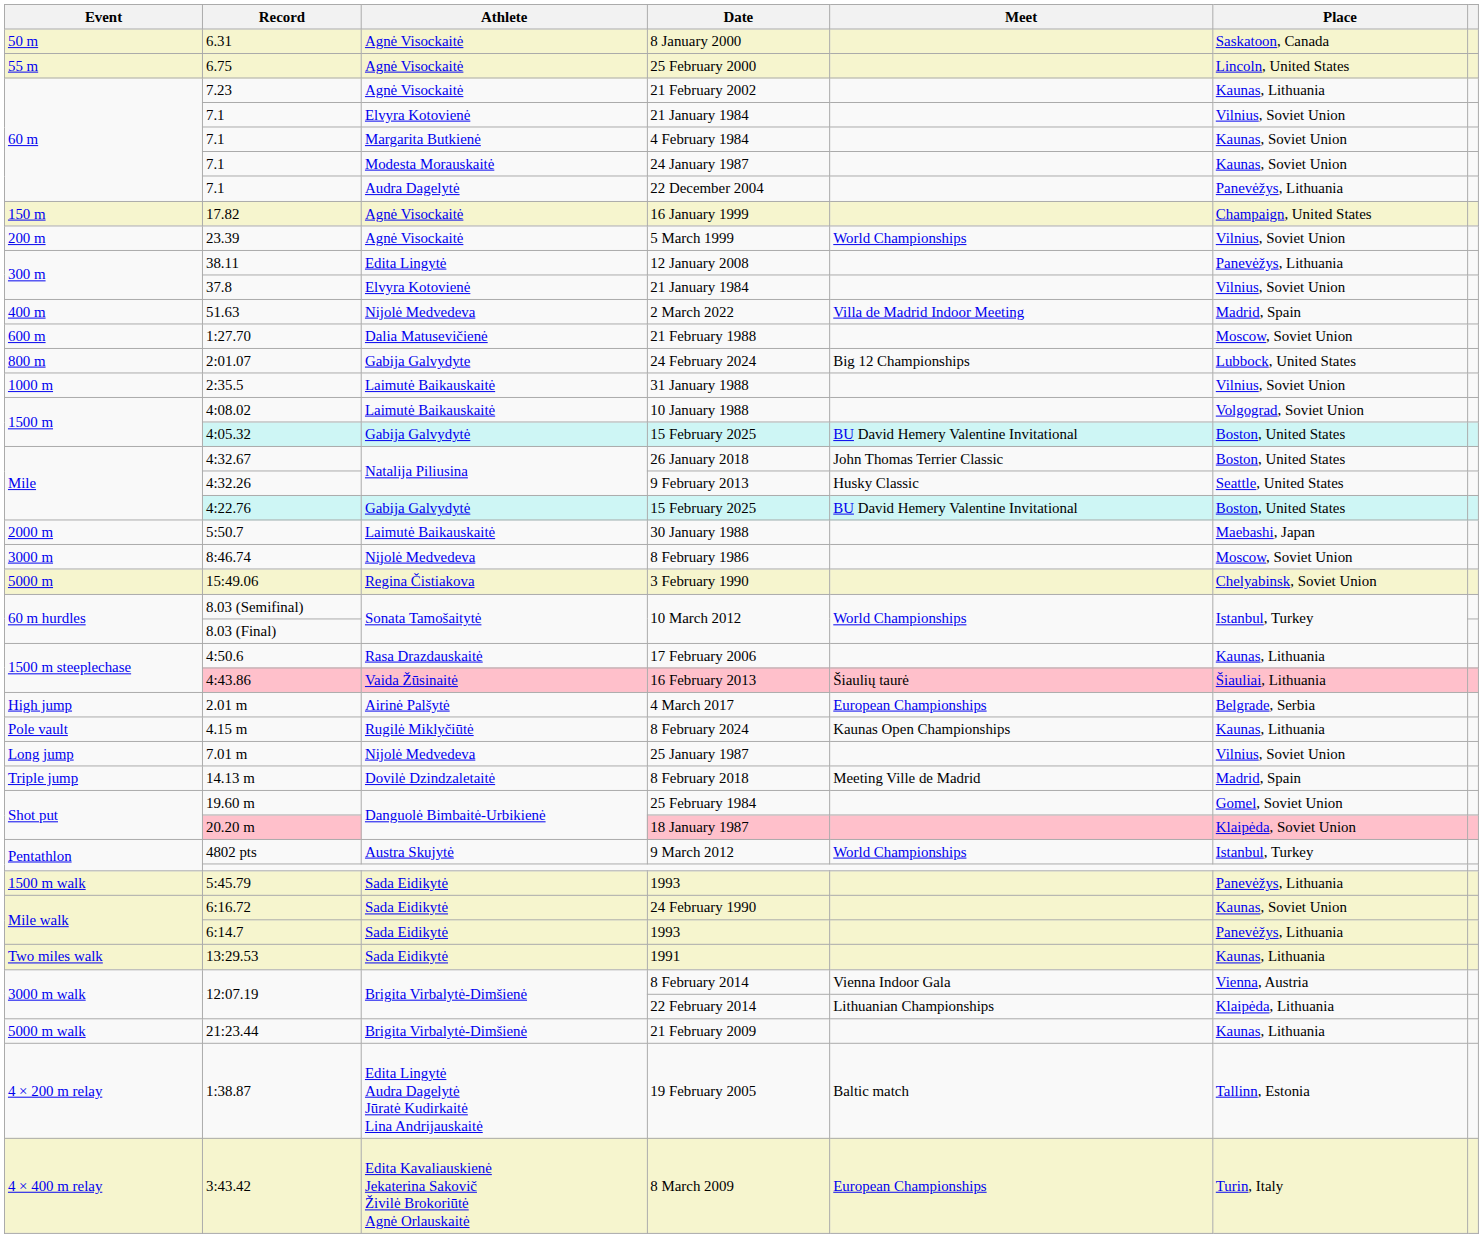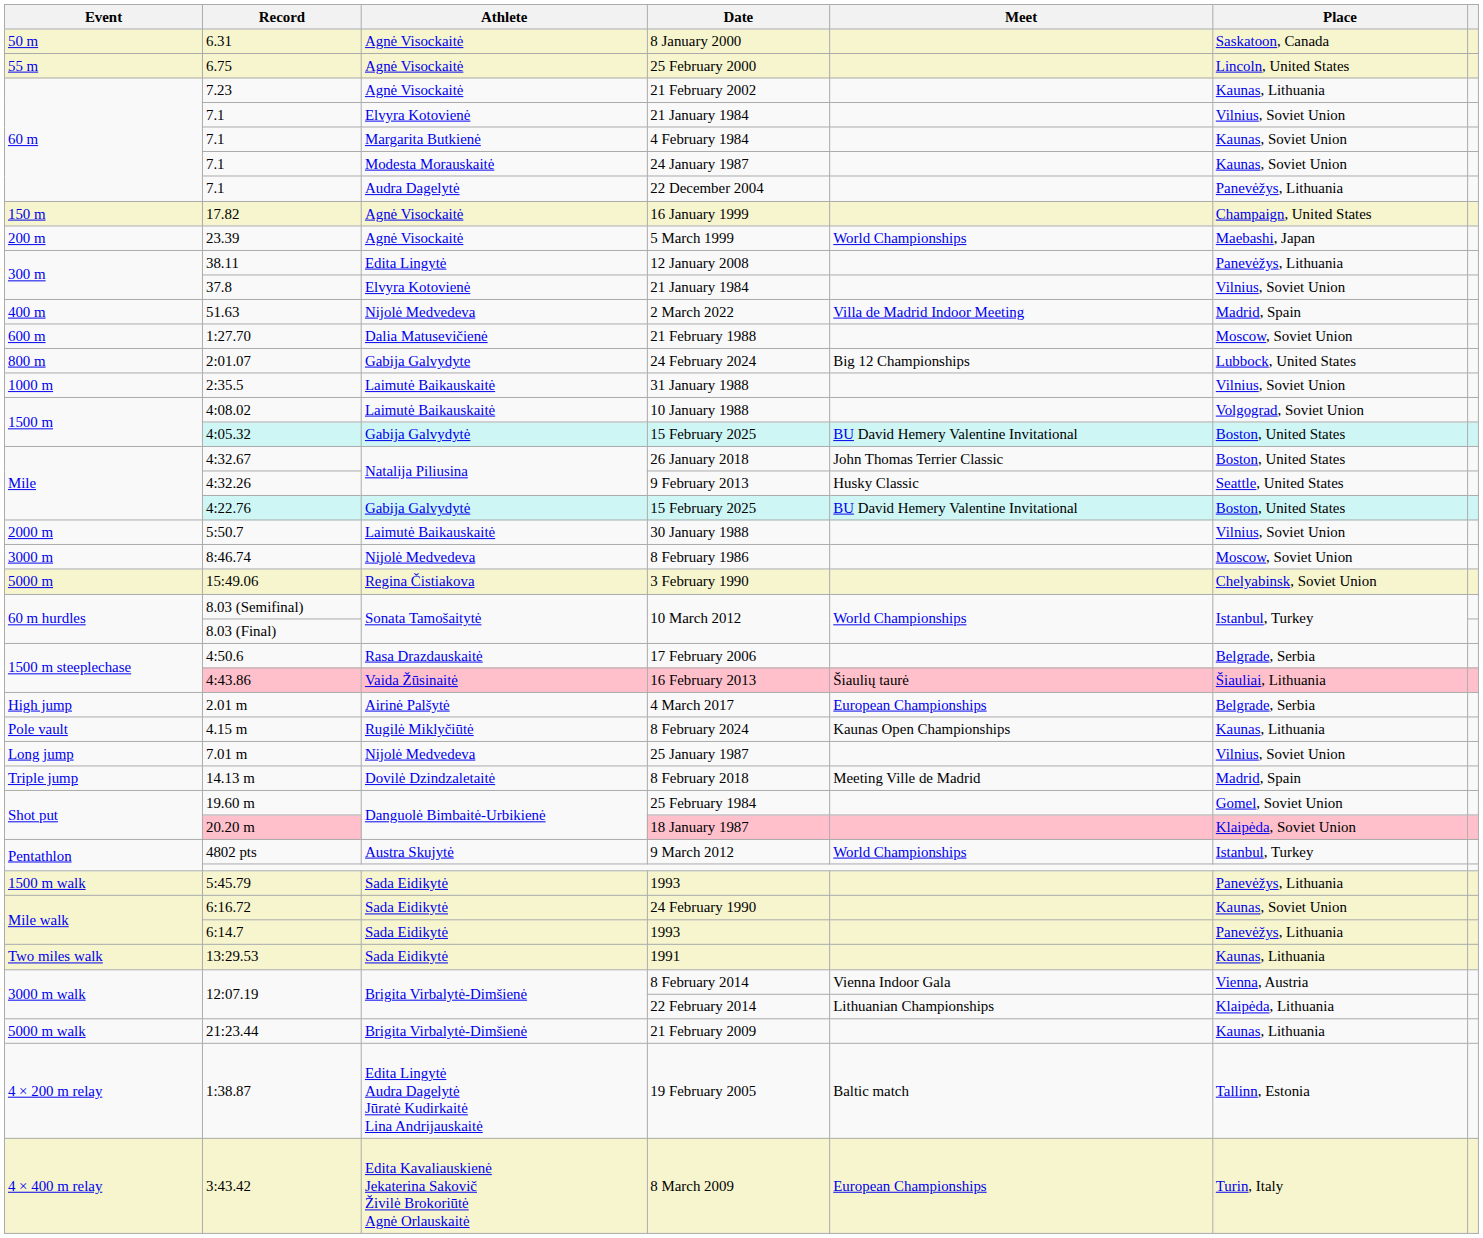(1280, 238) Vilnius, Soviet Union -> (1265, 238) Maebashi, Japan
(1265, 532) Maebashi, Japan -> (1280, 532) Vilnius, Soviet Union
(1270, 655) Kaunas, Lithuania -> (1265, 655) Belgrade, Serbia
